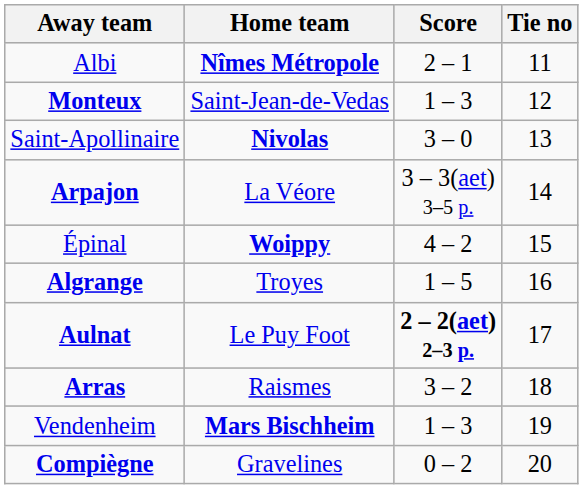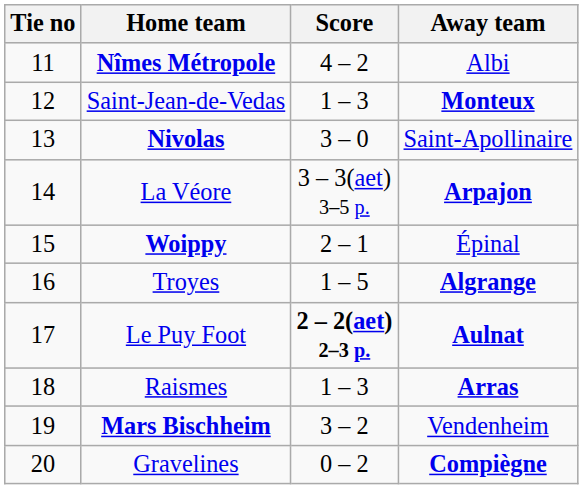columns swapped: (540, 23) <-> (95, 23)
(448, 62) 2 – 1 -> (344, 62) 4 – 2
(448, 243) 4 – 2 -> (344, 243) 2 – 1
(448, 387) 3 – 2 -> (344, 387) 1 – 3
(448, 425) 1 – 3 -> (344, 425) 3 – 2
